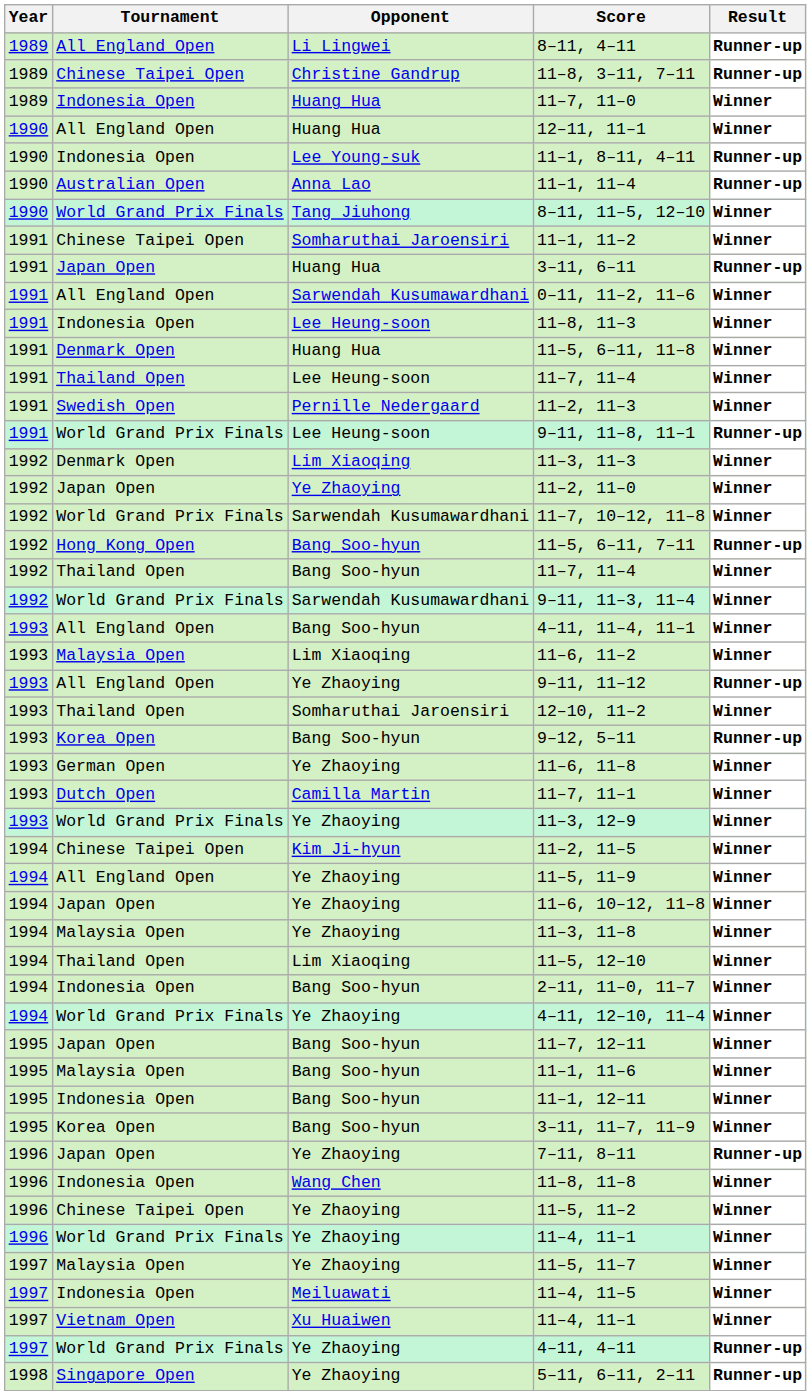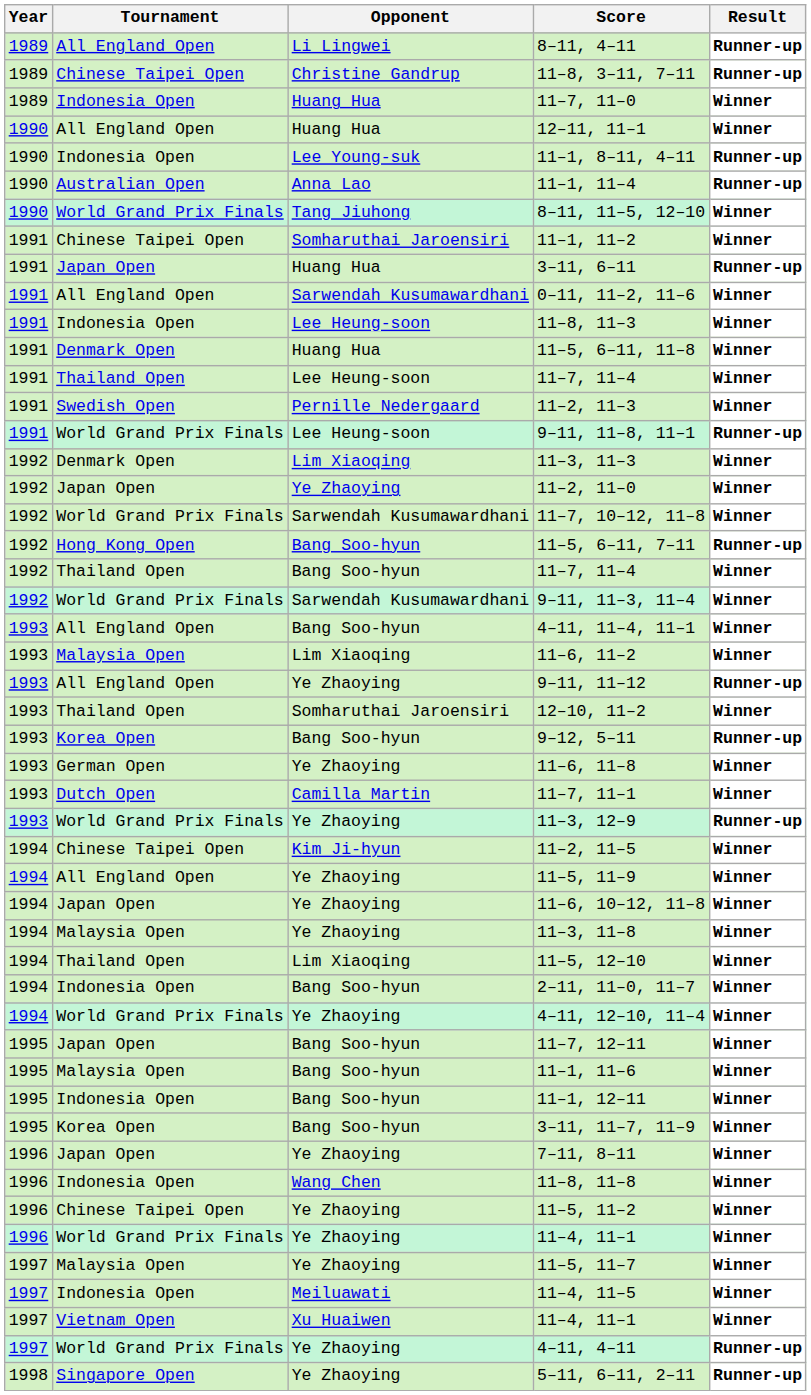(743, 822) Winner -> (758, 822) Runner-up
(758, 1155) Runner-up -> (743, 1155) Winner
